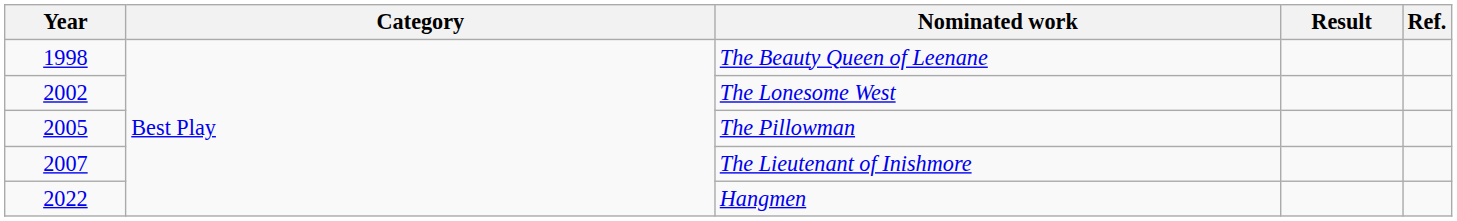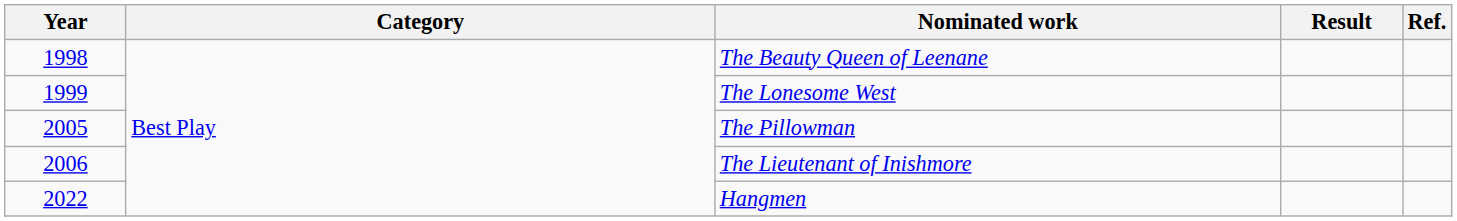(65, 92) 2002 -> (65, 92) 1999
(65, 163) 2007 -> (65, 163) 2006
